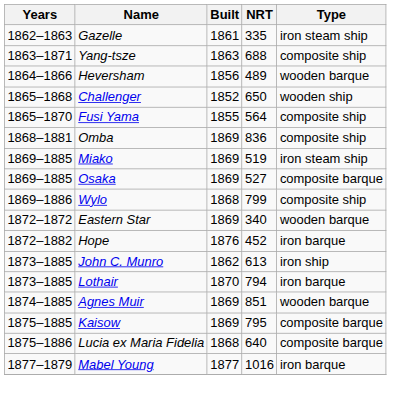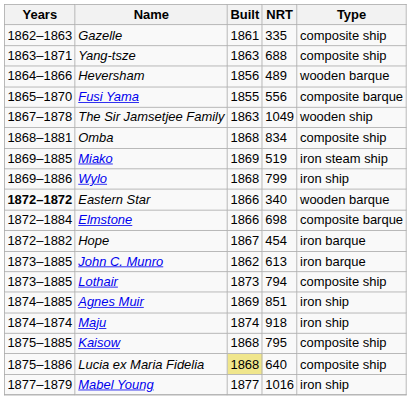(324, 35) iron steam ship -> (343, 35) composite ship
- row: (110, 96)
(256, 117) 564 -> (276, 96) 556
(323, 117) composite ship -> (352, 96) composite barque
+ row: (151, 117)
(225, 138) 1869 -> (245, 138) 1868
(256, 138) 836 -> (276, 138) 834
- row: (97, 179)
(323, 199) composite ship -> (325, 179) iron ship
(40, 220) normal -> (40, 199) bold
(225, 220) 1869 -> (245, 199) 1866
+ row: (105, 220)
(225, 240) 1876 -> (245, 240) 1867
(256, 240) 452 -> (276, 240) 454
(304, 261) iron ship -> (333, 261) iron barque
(225, 281) 1870 -> (245, 281) 1873
(313, 281) iron barque -> (343, 281) composite ship
(325, 302) wooden barque -> (325, 302) iron ship
+ row: (92, 323)
(225, 323) 1869 -> (245, 343) 1868
(331, 323) composite barque -> (343, 343) composite ship
(225, 343) no background -> (245, 364) khaki background
(331, 343) composite barque -> (343, 364) composite ship
(313, 364) iron barque -> (325, 384) iron ship
